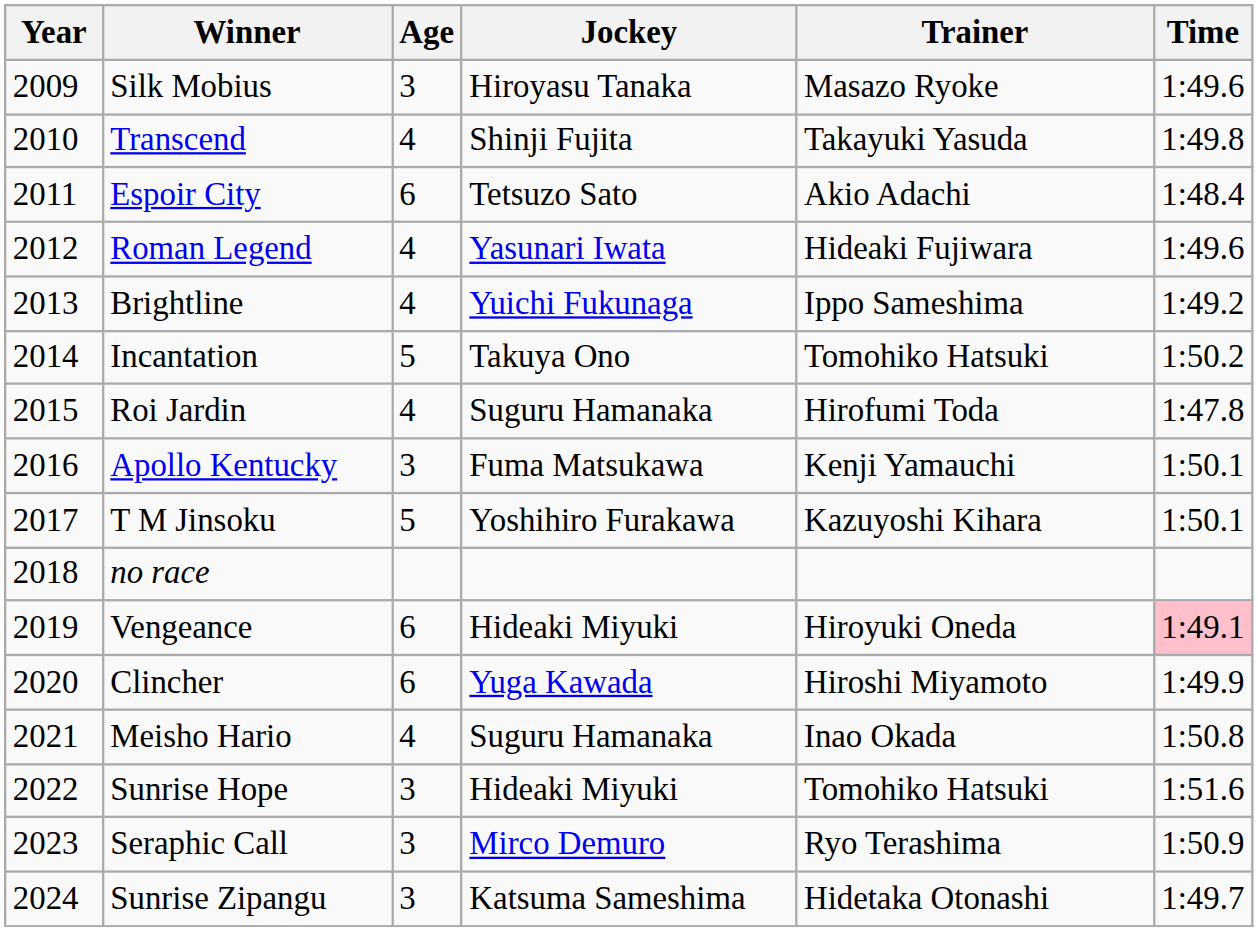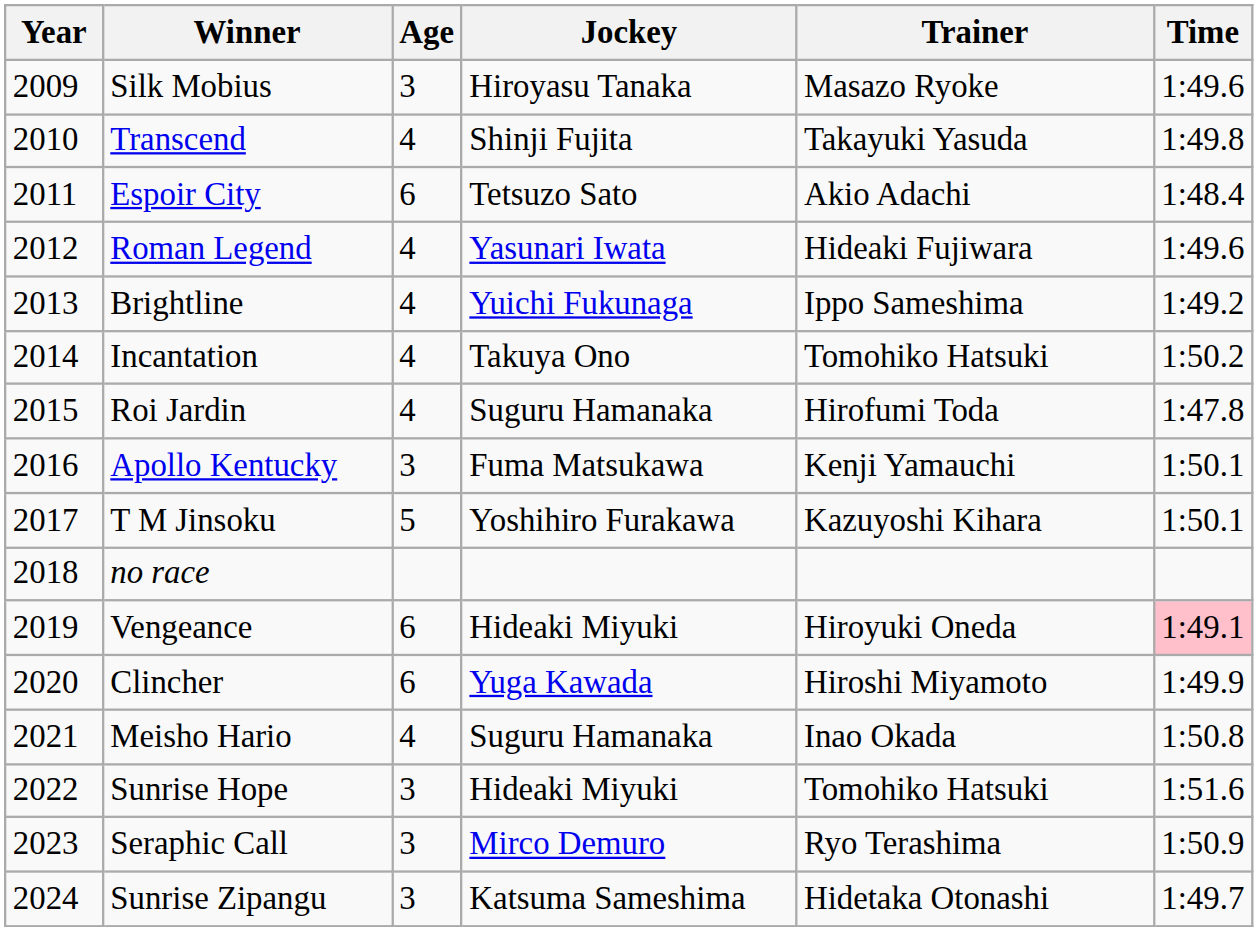(408, 356) 5 -> (408, 356) 4
